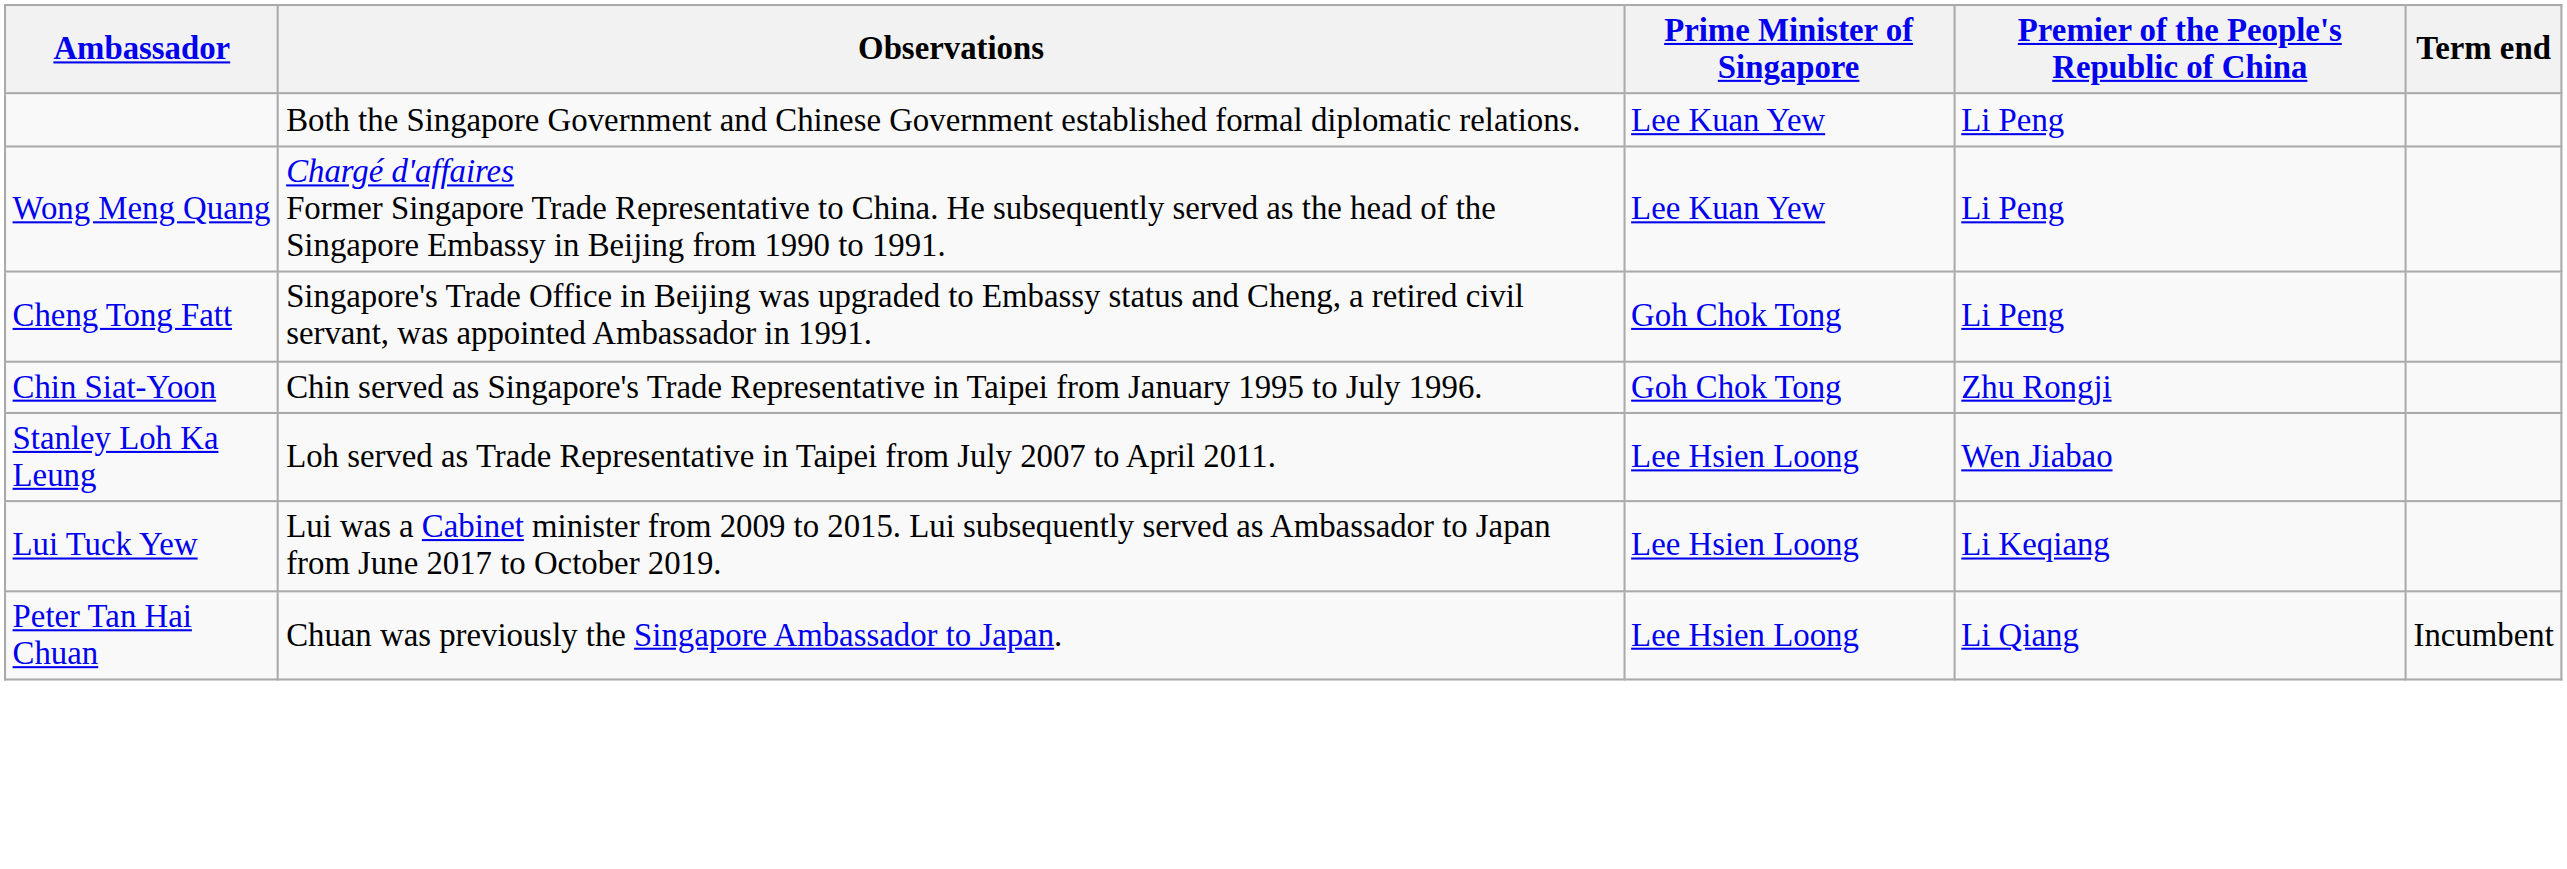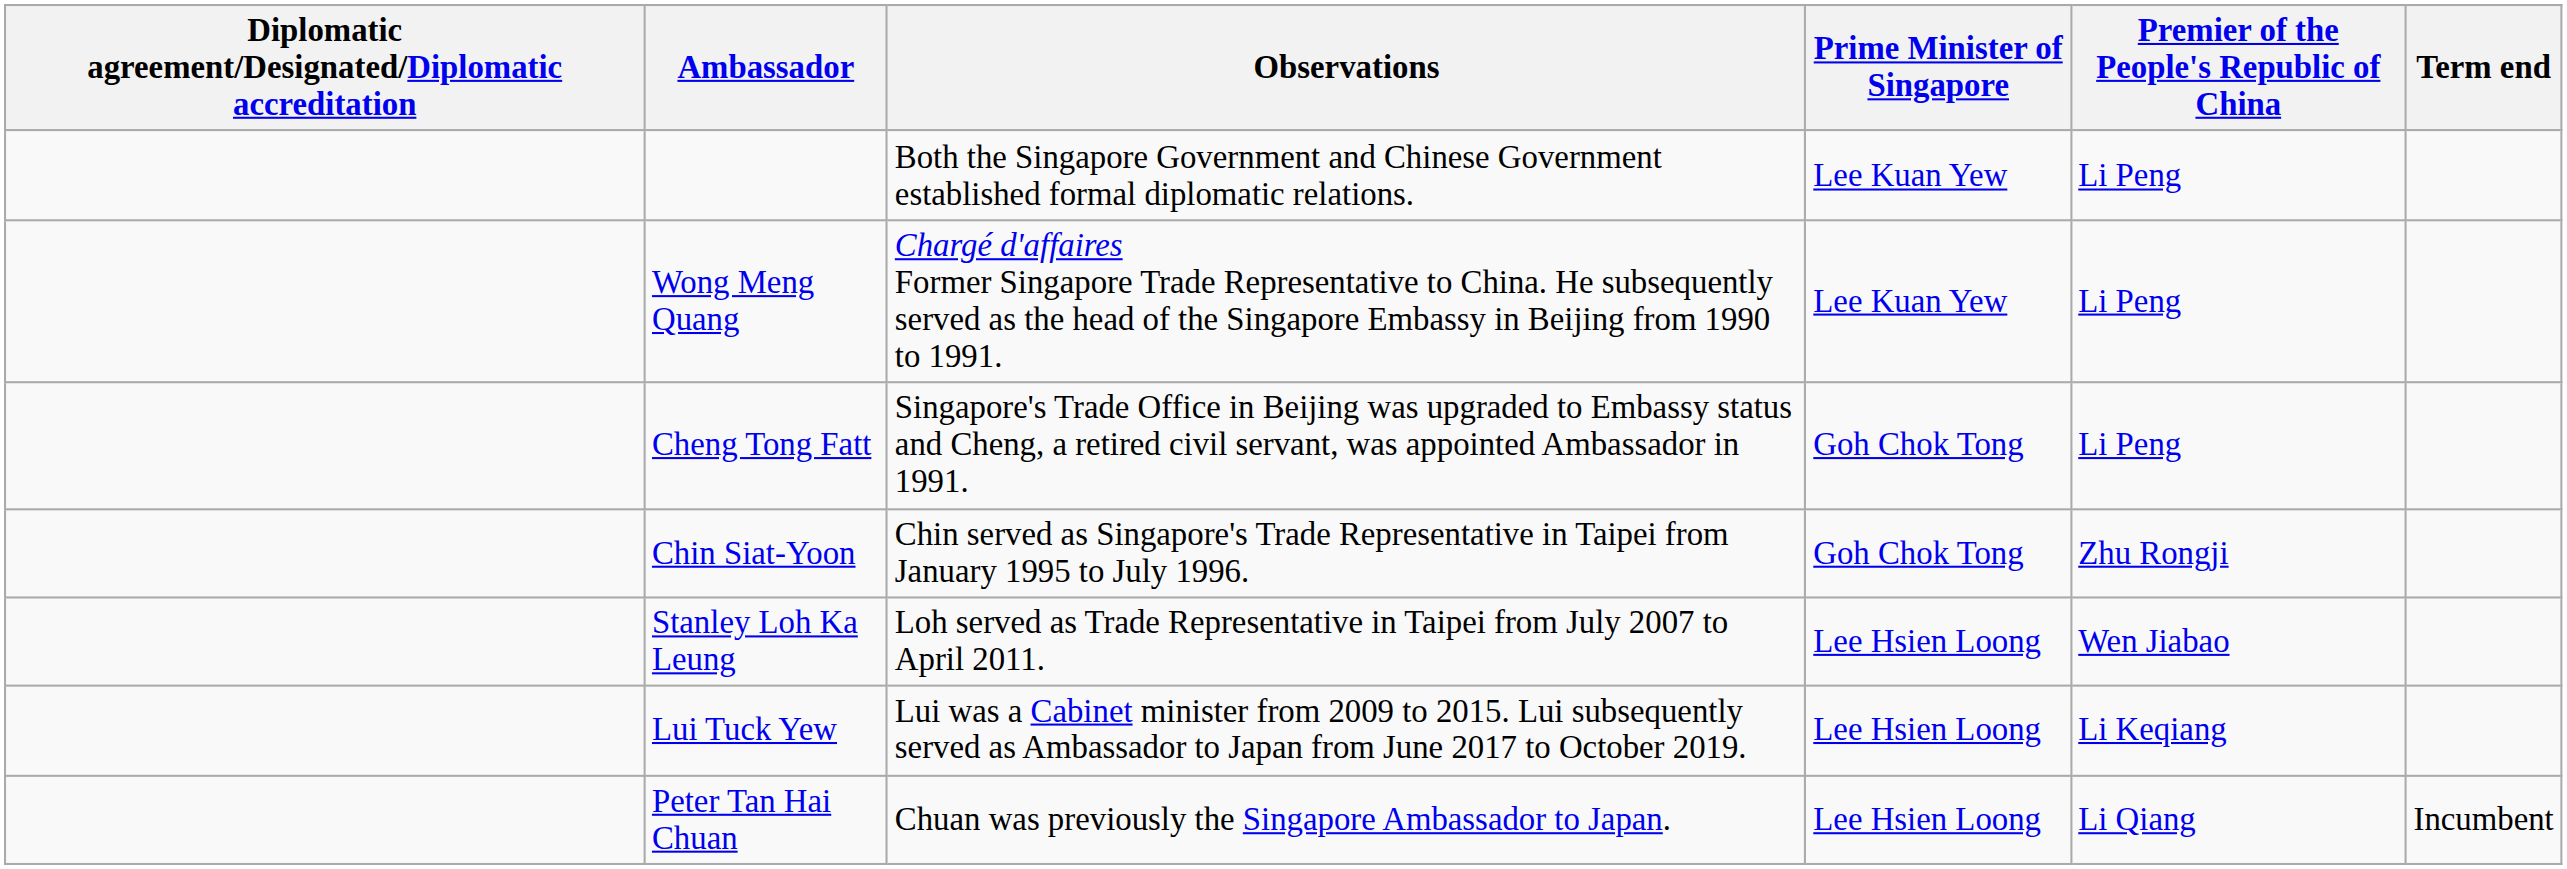+ column: (325, 67)
